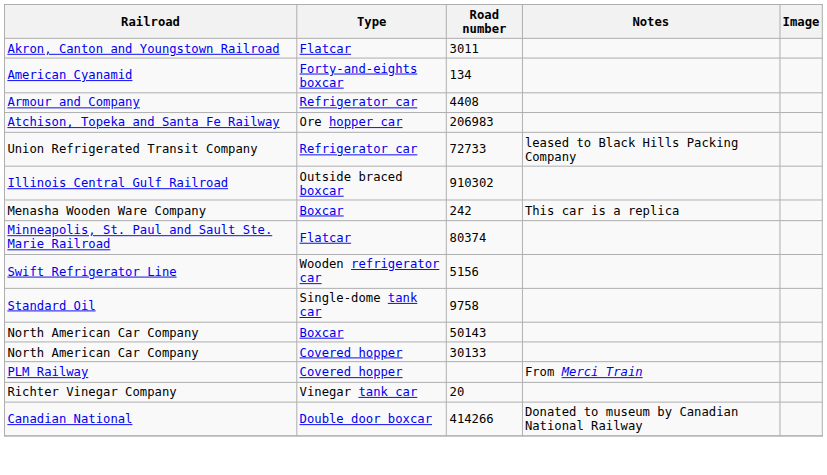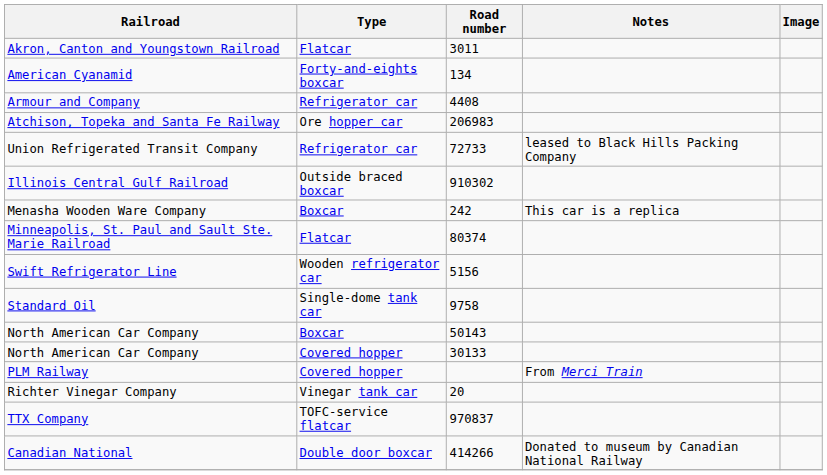+ row: (48, 419)
